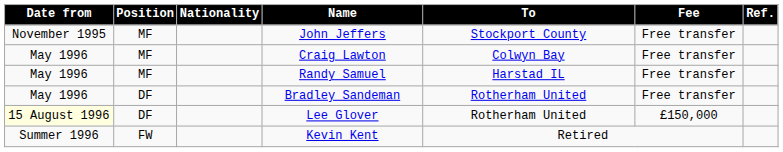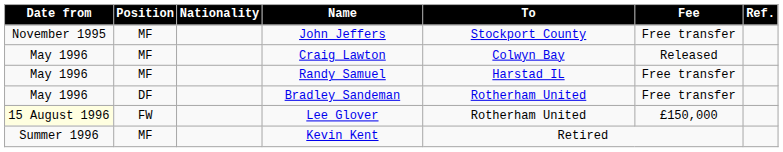(689, 55) Free transfer -> (689, 55) Released
(145, 116) DF -> (145, 116) FW
(145, 136) FW -> (145, 136) MF
